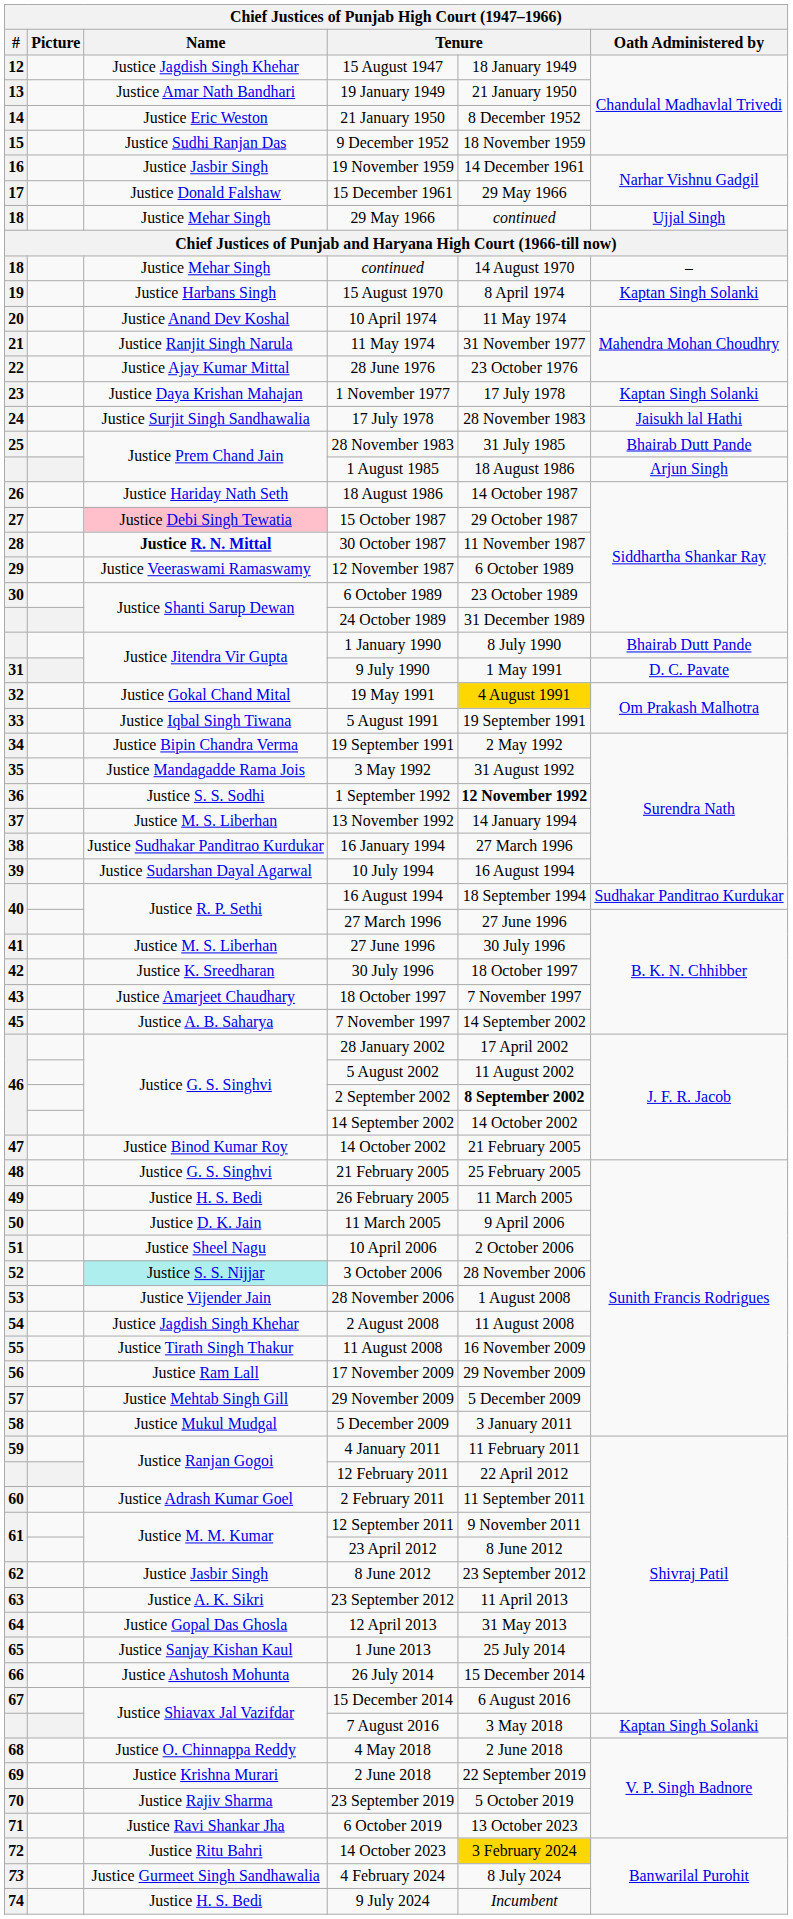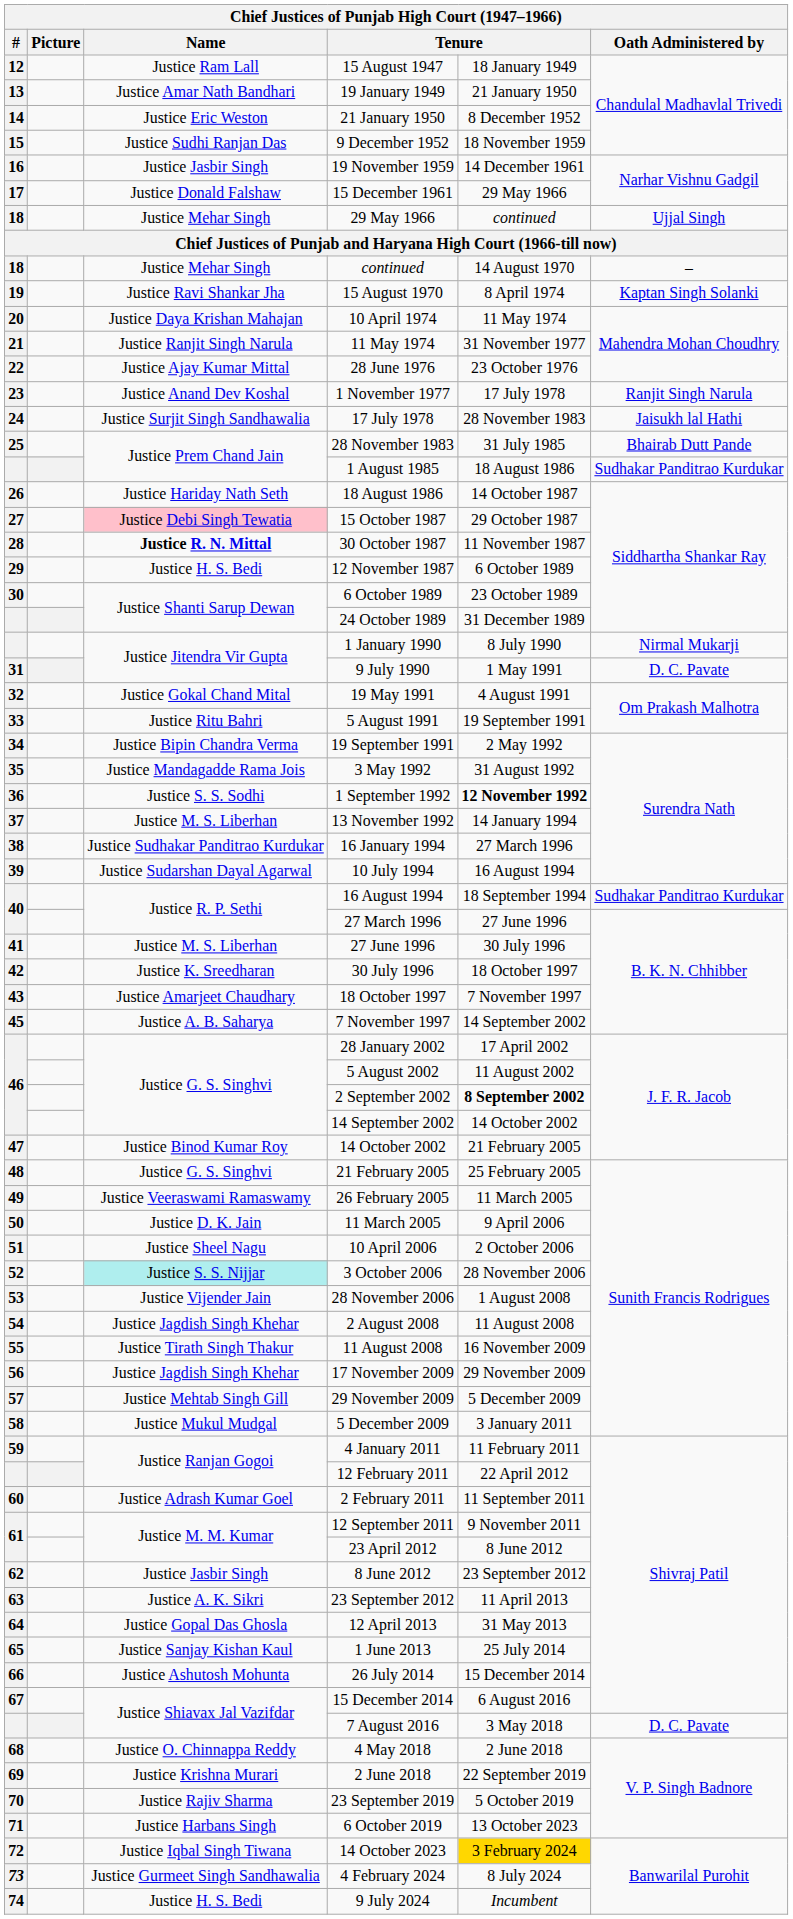(206, 67) Justice Jagdish Singh Khehar -> (206, 67) Justice Ram Lall
(206, 293) Justice Harbans Singh -> (206, 293) Justice Ravi Shankar Jha
(206, 318) Justice Anand Dev Koshal -> (206, 318) Justice Daya Krishan Mahajan
(206, 393) Justice Daya Krishan Mahajan -> (206, 393) Justice Anand Dev Koshal
(689, 393) Kaptan Singh Solanki -> (689, 393) Ranjit Singh Narula
(689, 469) Arjun Singh -> (689, 469) Sudhakar Panditrao Kurdukar
(206, 569) Justice Veeraswami Ramaswamy -> (206, 569) Justice H. S. Bedi
(689, 645) Bhairab Dutt Pande -> (689, 645) Nirmal Mukarji
(524, 695) gold background -> (524, 695) no background
(206, 720) Justice Iqbal Singh Tiwana -> (206, 720) Justice Ritu Bahri
(206, 1197) Justice H. S. Bedi -> (206, 1197) Justice Veeraswami Ramaswamy
(206, 1373) Justice Ram Lall -> (206, 1373) Justice Jagdish Singh Khehar
(689, 1725) Kaptan Singh Solanki -> (689, 1725) D. C. Pavate
(206, 1825) Justice Ravi Shankar Jha -> (206, 1825) Justice Harbans Singh
(206, 1850) Justice Ritu Bahri -> (206, 1850) Justice Iqbal Singh Tiwana
